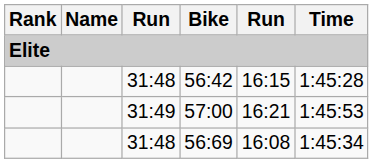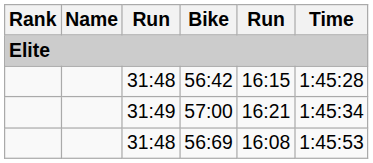(331, 111) 1:45:53 -> (331, 111) 1:45:34
(331, 142) 1:45:34 -> (331, 142) 1:45:53
